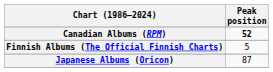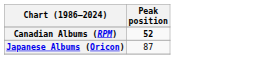- row: (115, 47)
